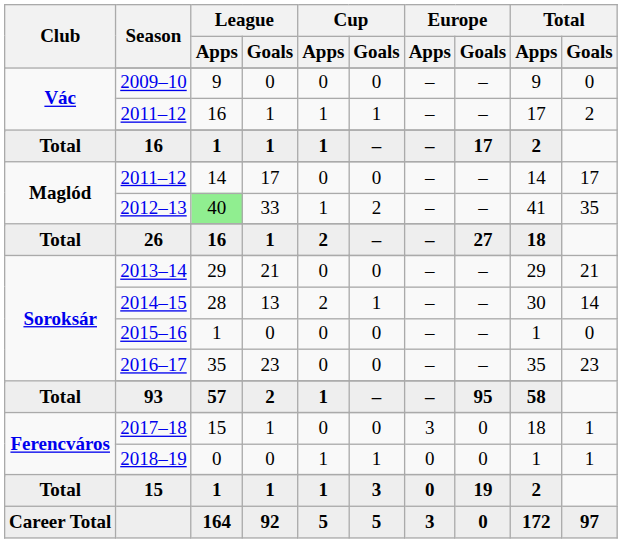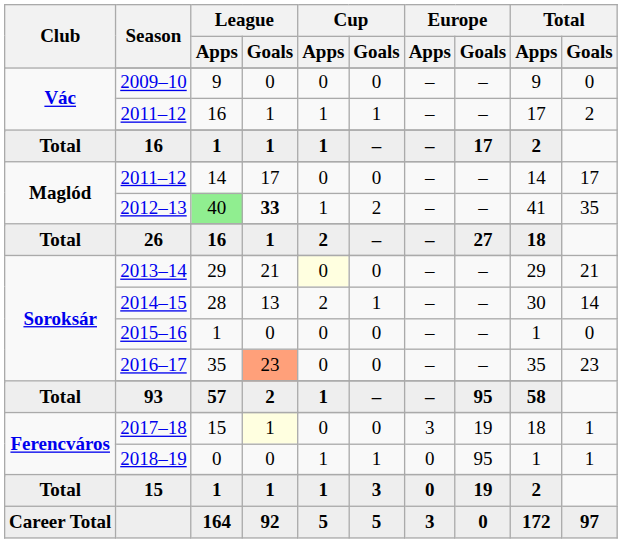(270, 208) normal -> (270, 208) bold
(323, 271) no background -> (323, 271) lightyellow background
(270, 365) no background -> (270, 365) lightsalmon background
(270, 428) no background -> (270, 428) lightyellow background
(483, 428) 0 -> (483, 428) 19
(483, 459) 0 -> (483, 459) 95
